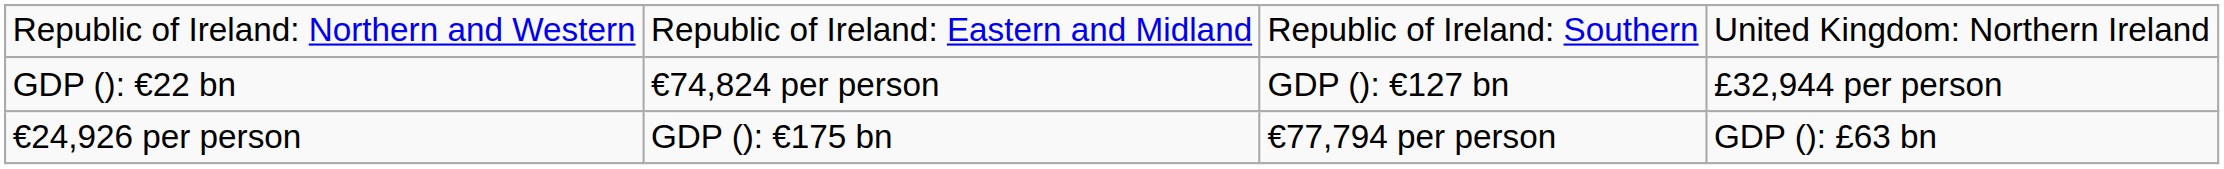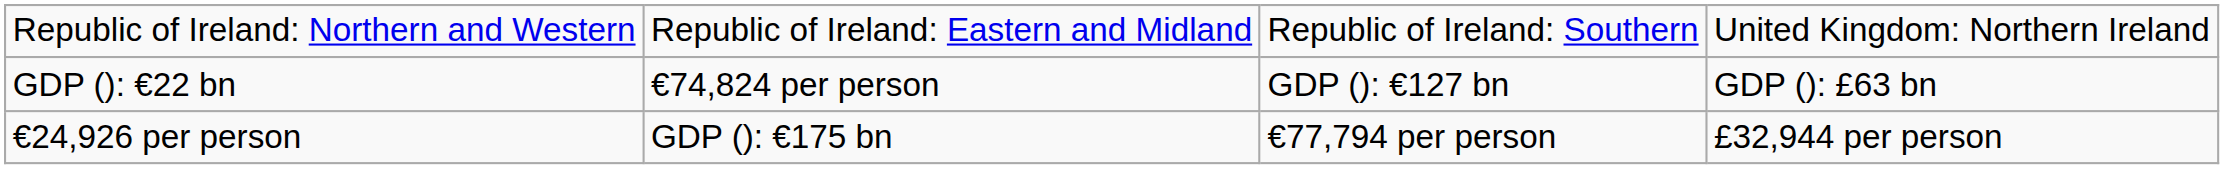(1858, 83) £32,944 per person -> (1826, 83) GDP (): £63 bn
(1826, 136) GDP (): £63 bn -> (1858, 136) £32,944 per person
